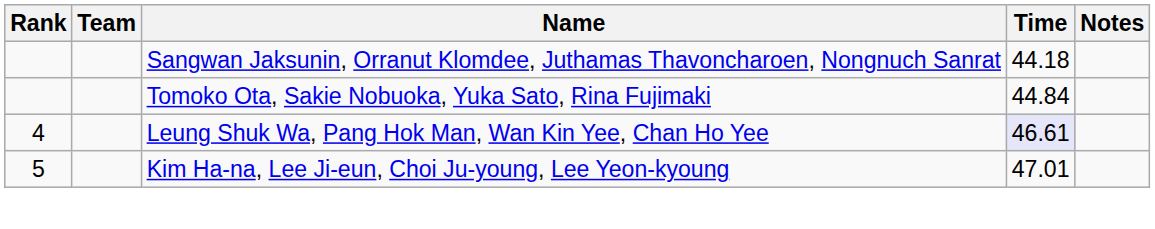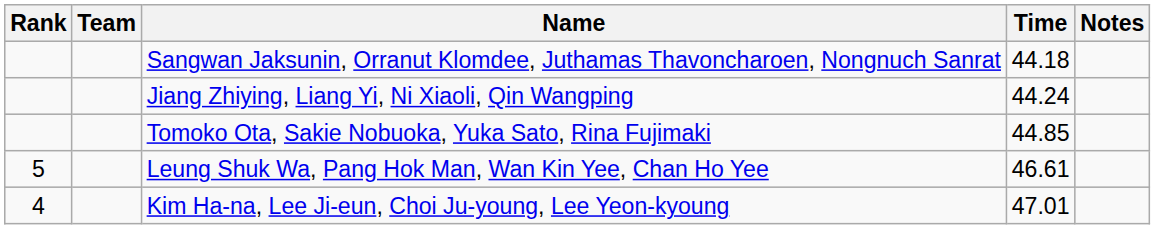+ row: (390, 96)
(1041, 96) 44.84 -> (1041, 133) 44.85
(38, 133) 4 -> (38, 170) 5
(1041, 133) lavender background -> (1041, 170) no background
(38, 170) 5 -> (38, 206) 4
